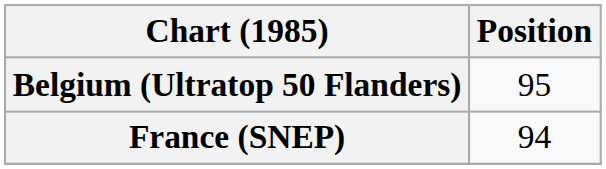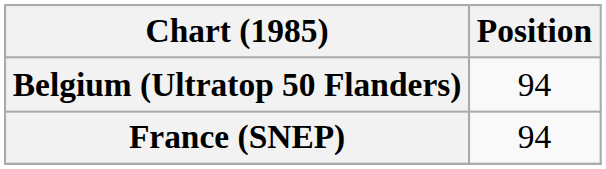(534, 84) 95 -> (534, 84) 94
